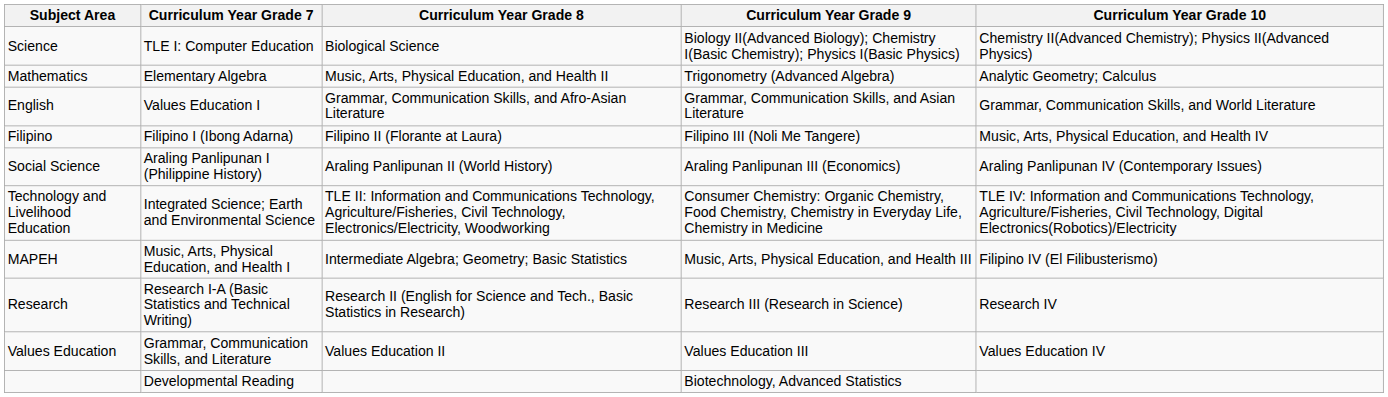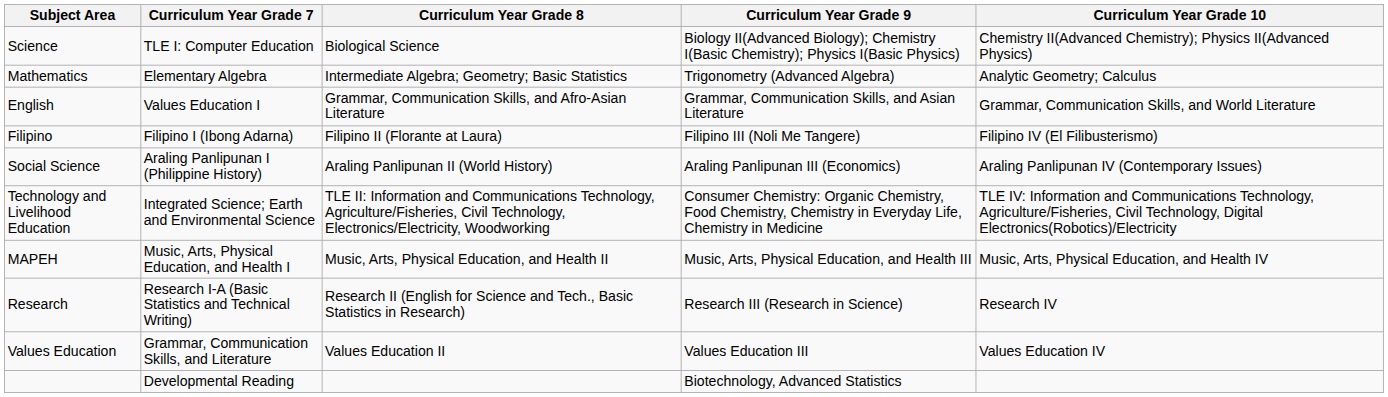(467, 76) Music, Arts, Physical Education, and Health II -> (476, 76) Intermediate Algebra; Geometry; Basic Statistics
(1124, 136) Music, Arts, Physical Education, and Health IV -> (1069, 136) Filipino IV (El Filibusterismo)
(476, 259) Intermediate Algebra; Geometry; Basic Statistics -> (467, 259) Music, Arts, Physical Education, and Health II
(1069, 259) Filipino IV (El Filibusterismo) -> (1124, 259) Music, Arts, Physical Education, and Health IV
